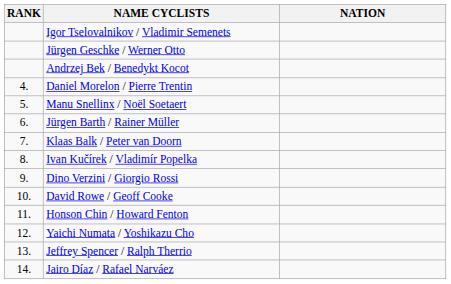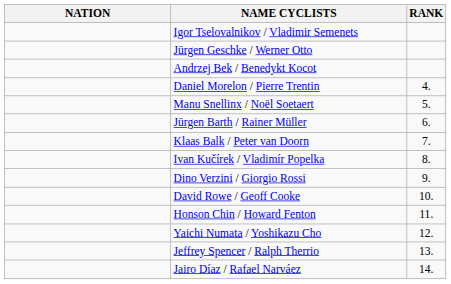columns swapped: (24, 13) <-> (363, 13)
